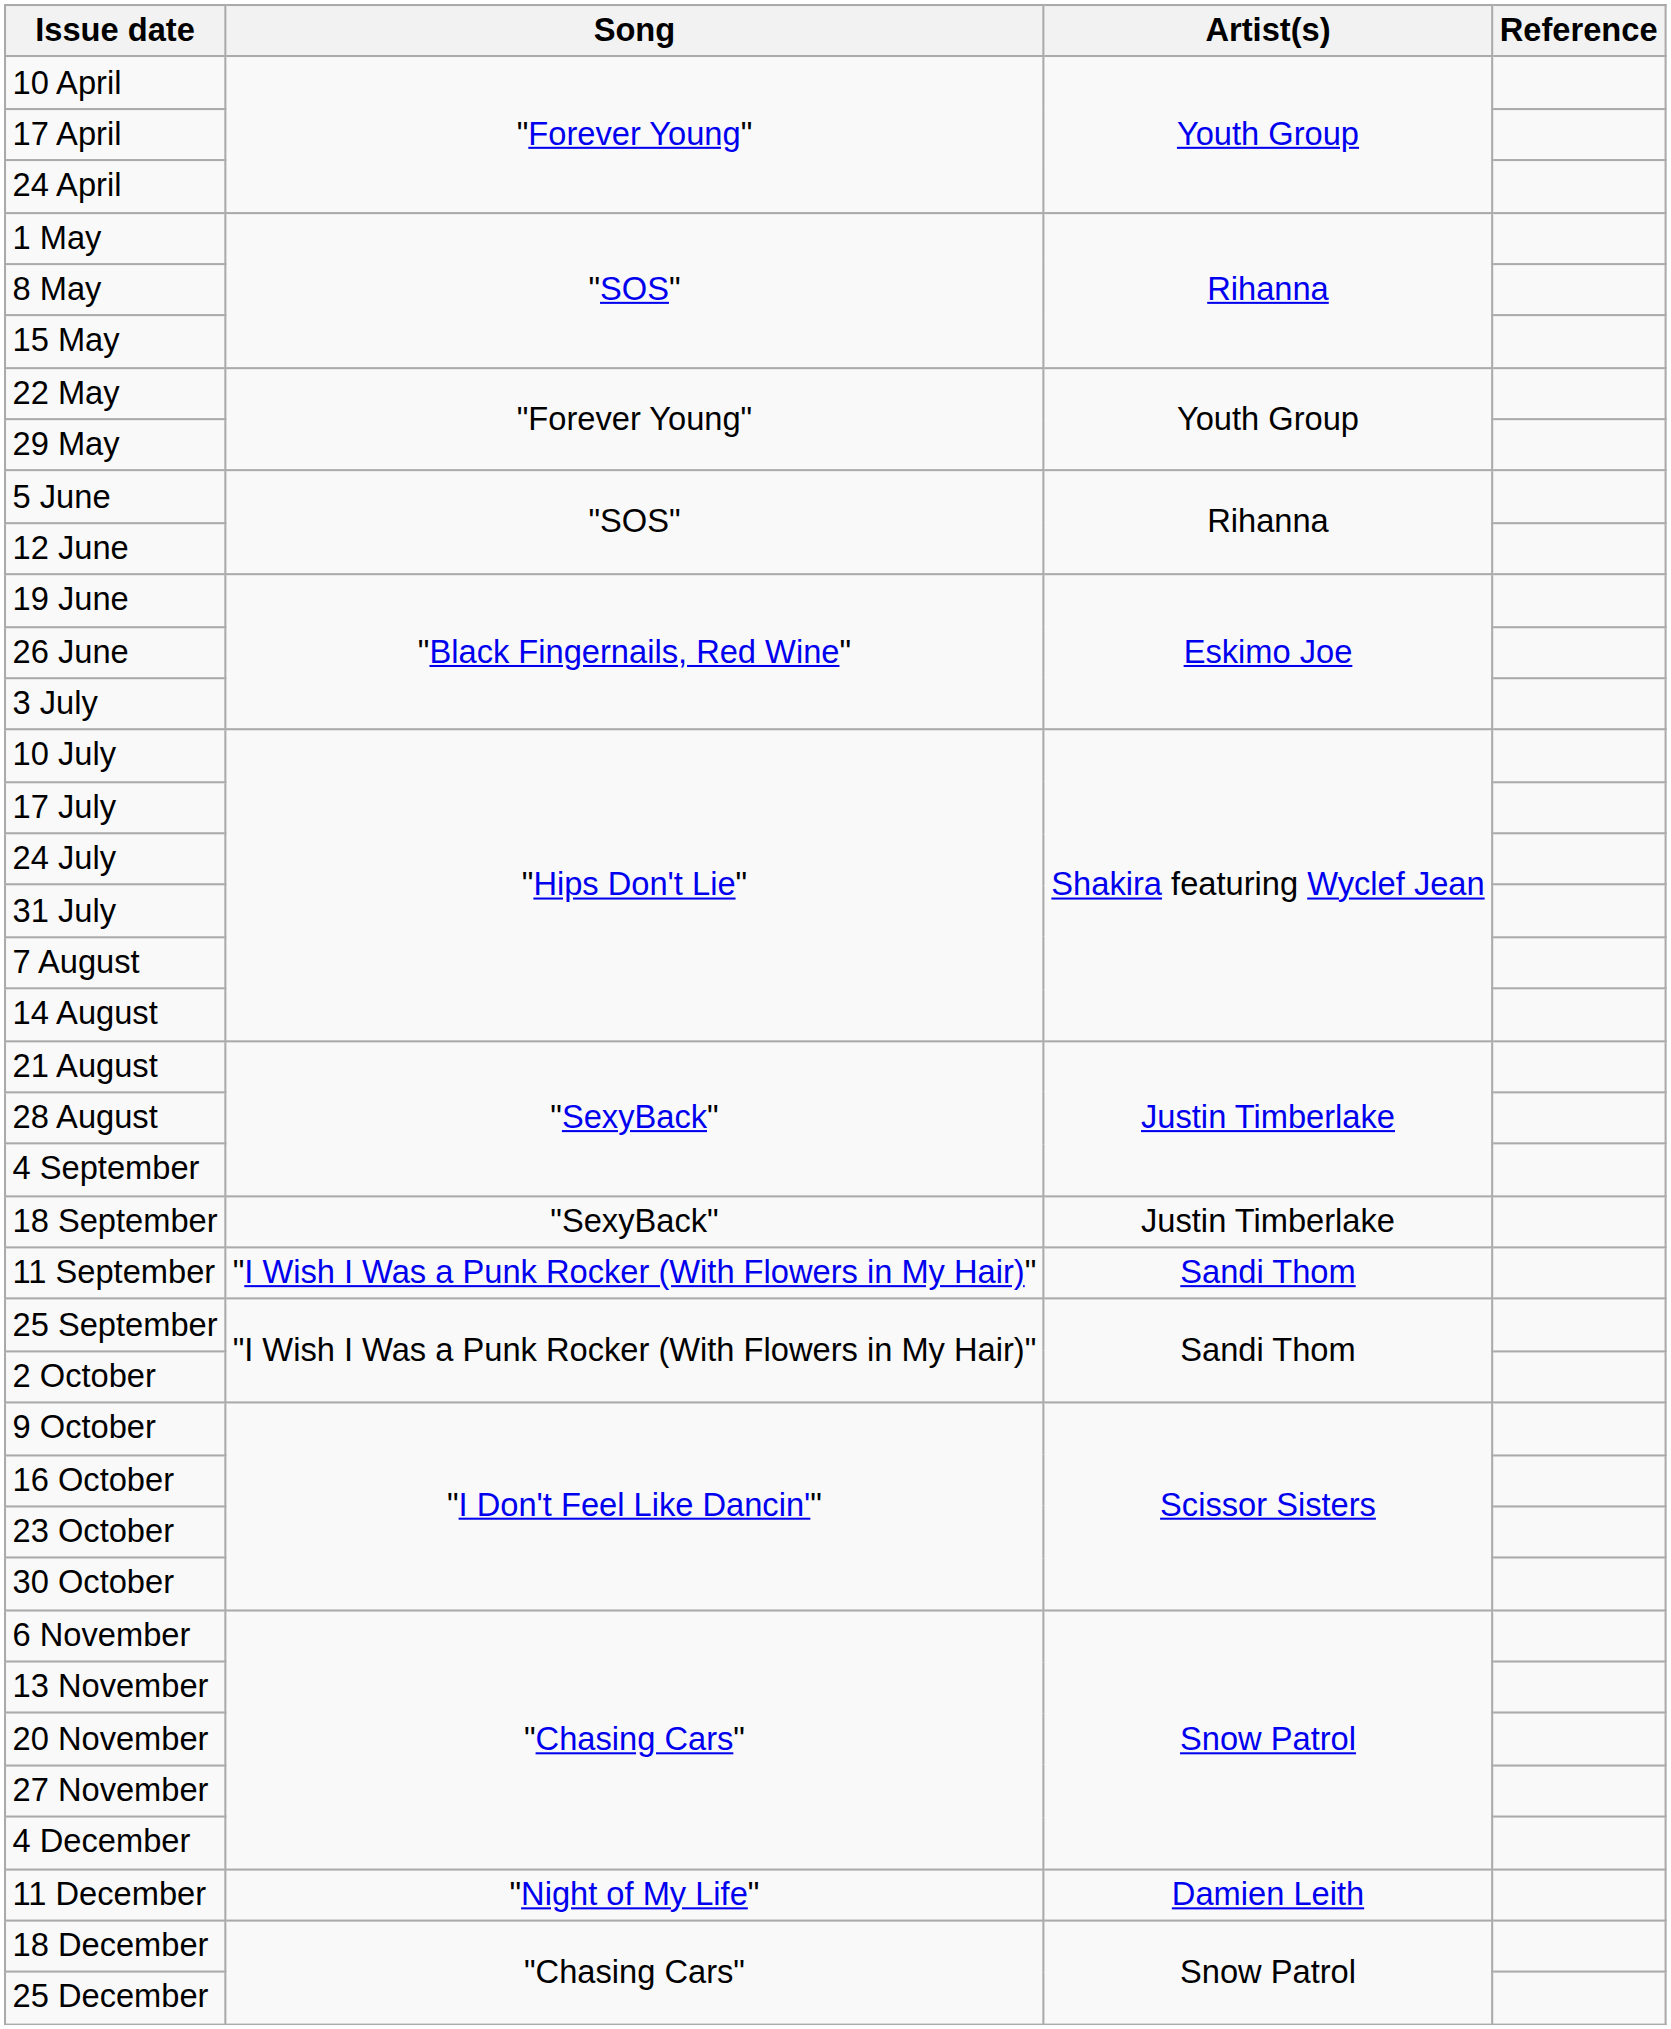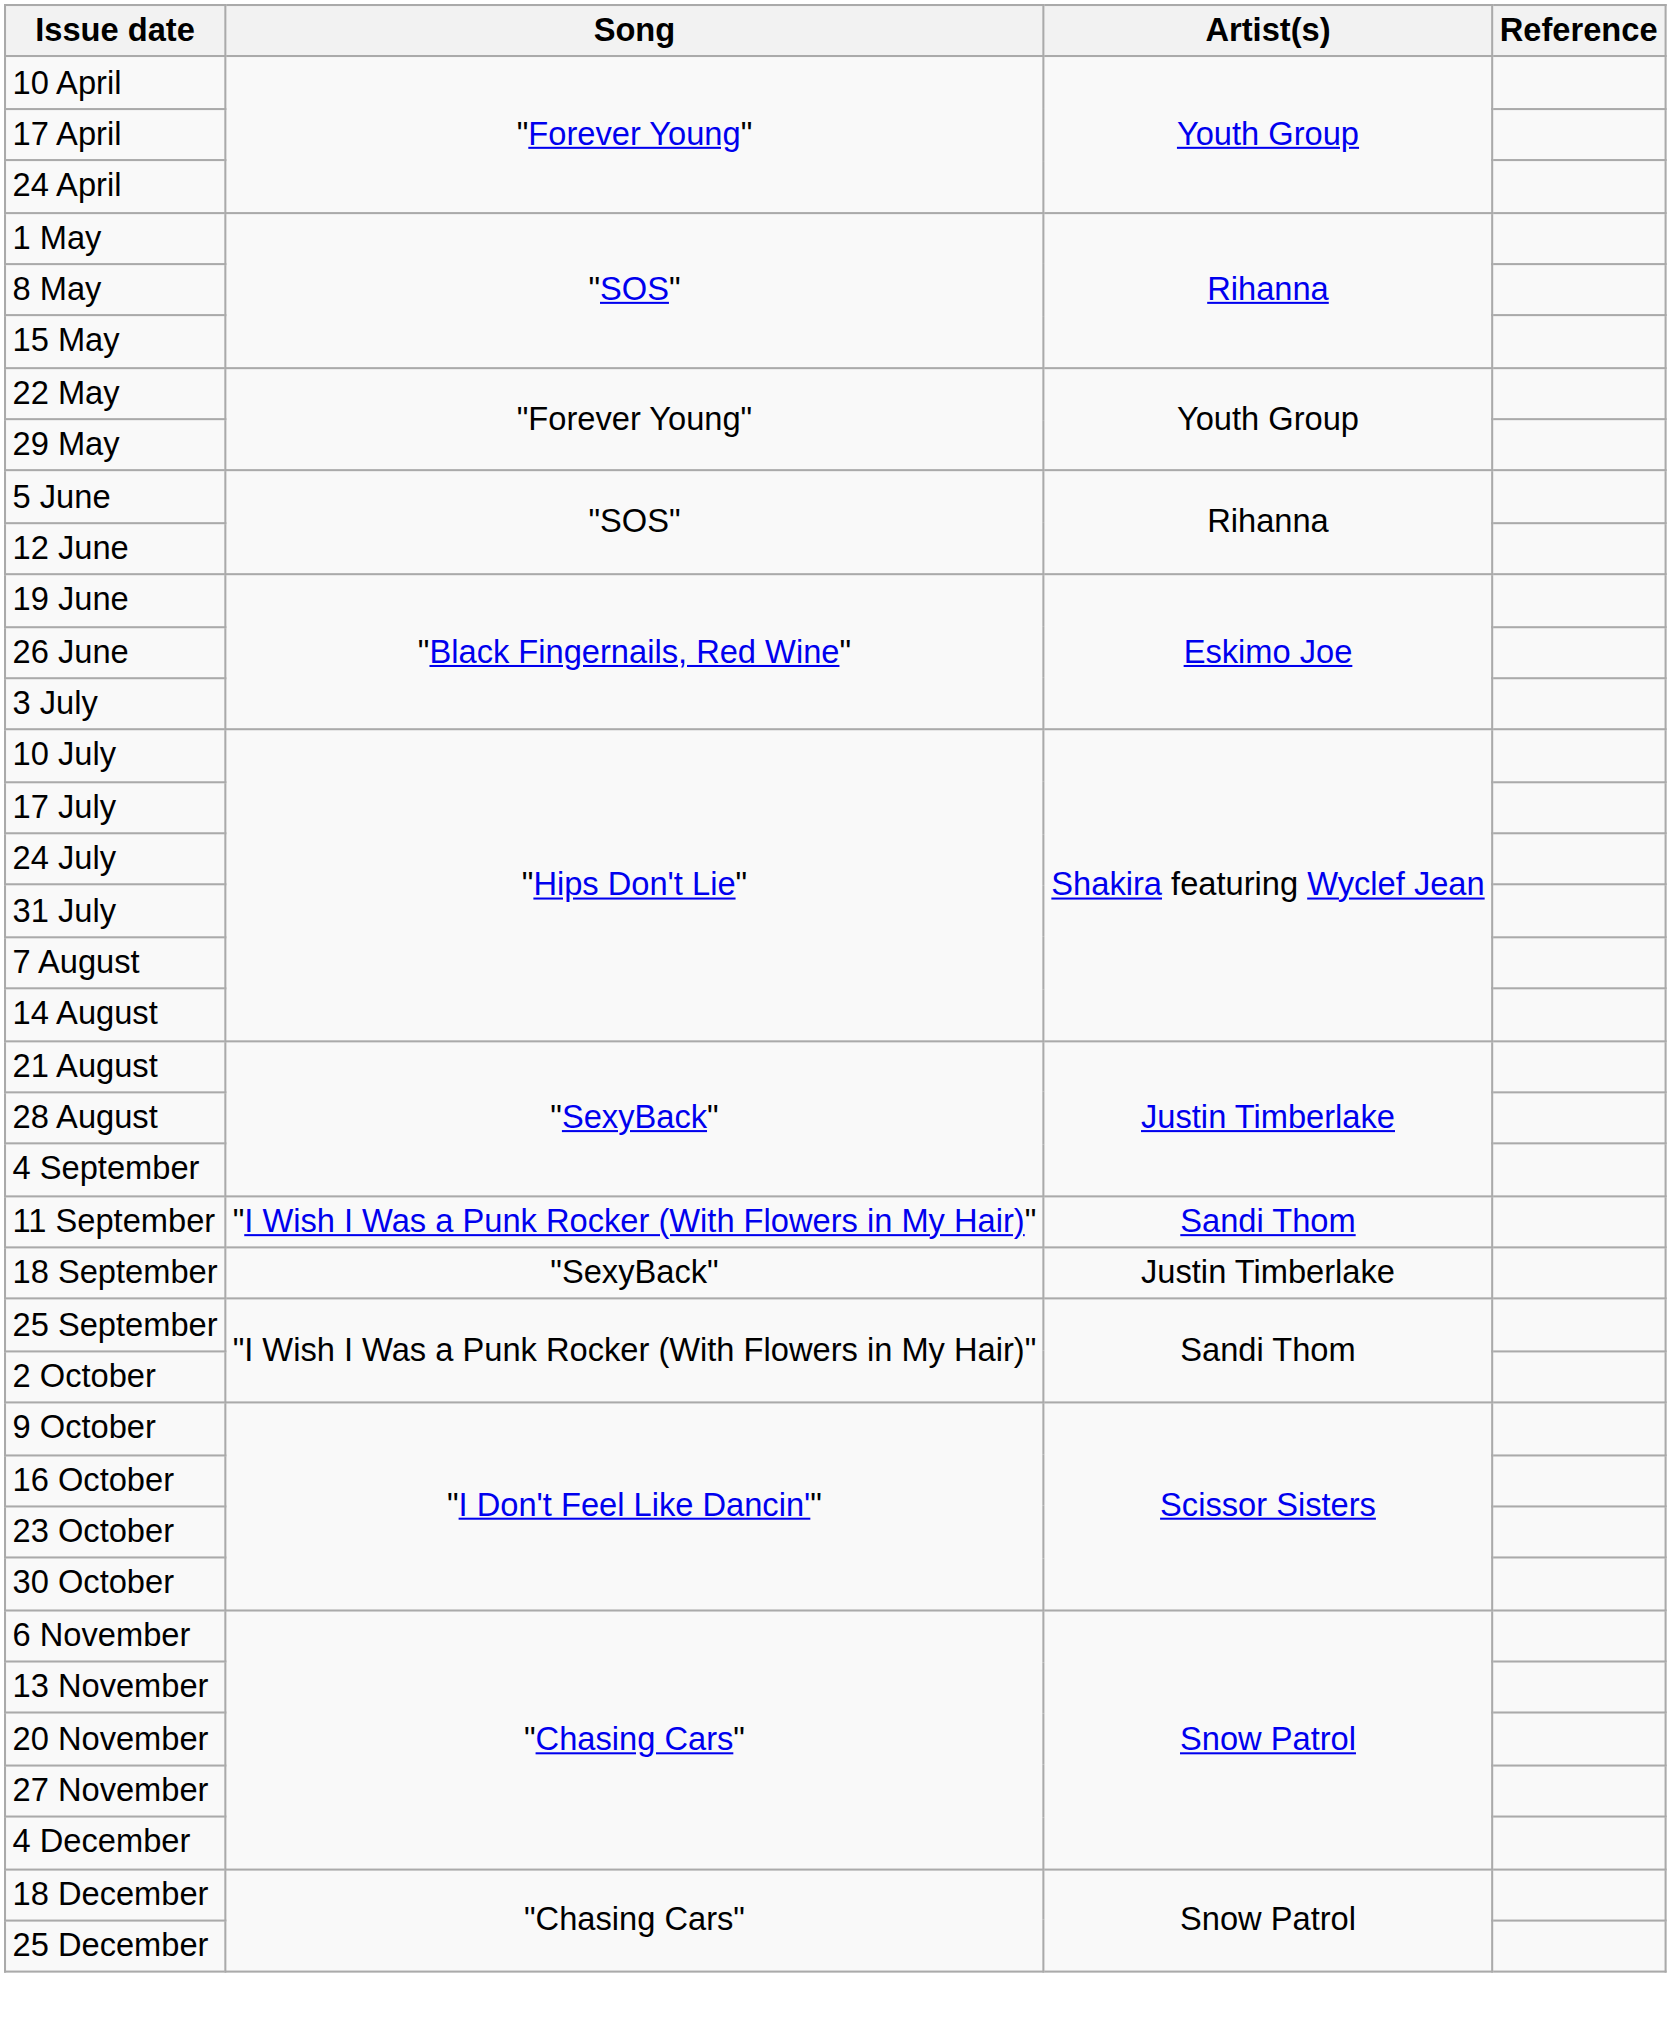rows swapped: (114, 1272) <-> (115, 1220)
- row: (109, 1893)
